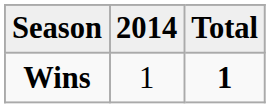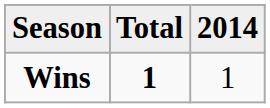columns swapped: (147, 28) <-> (225, 28)
